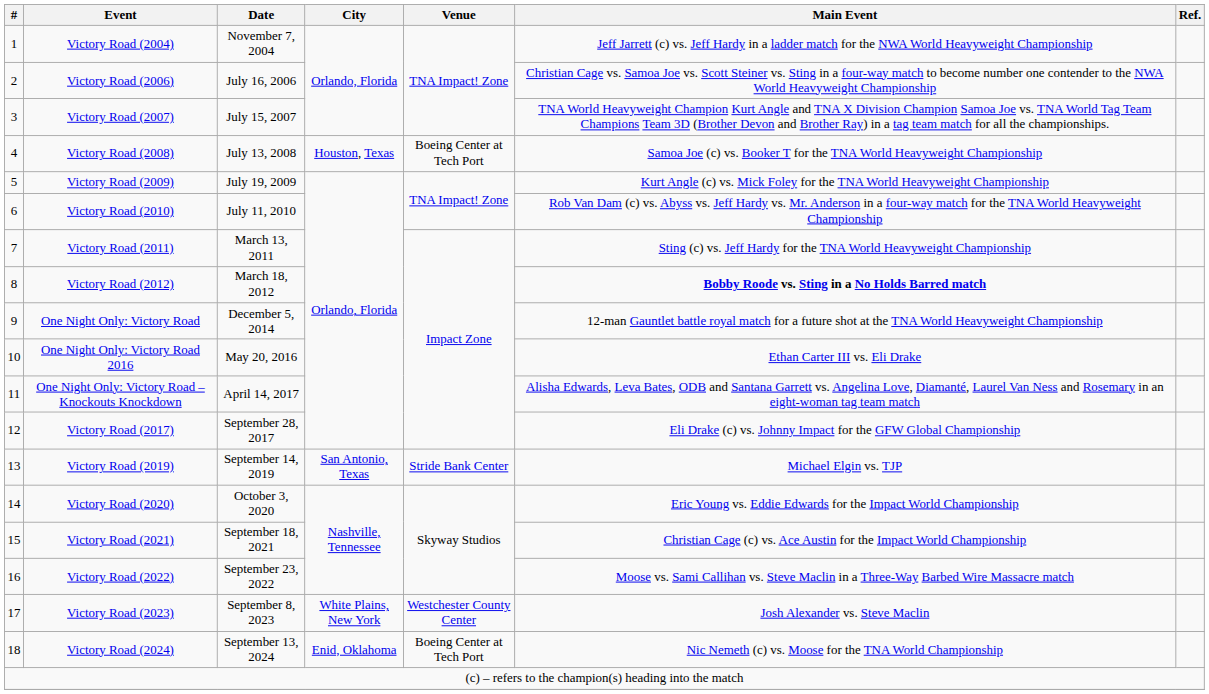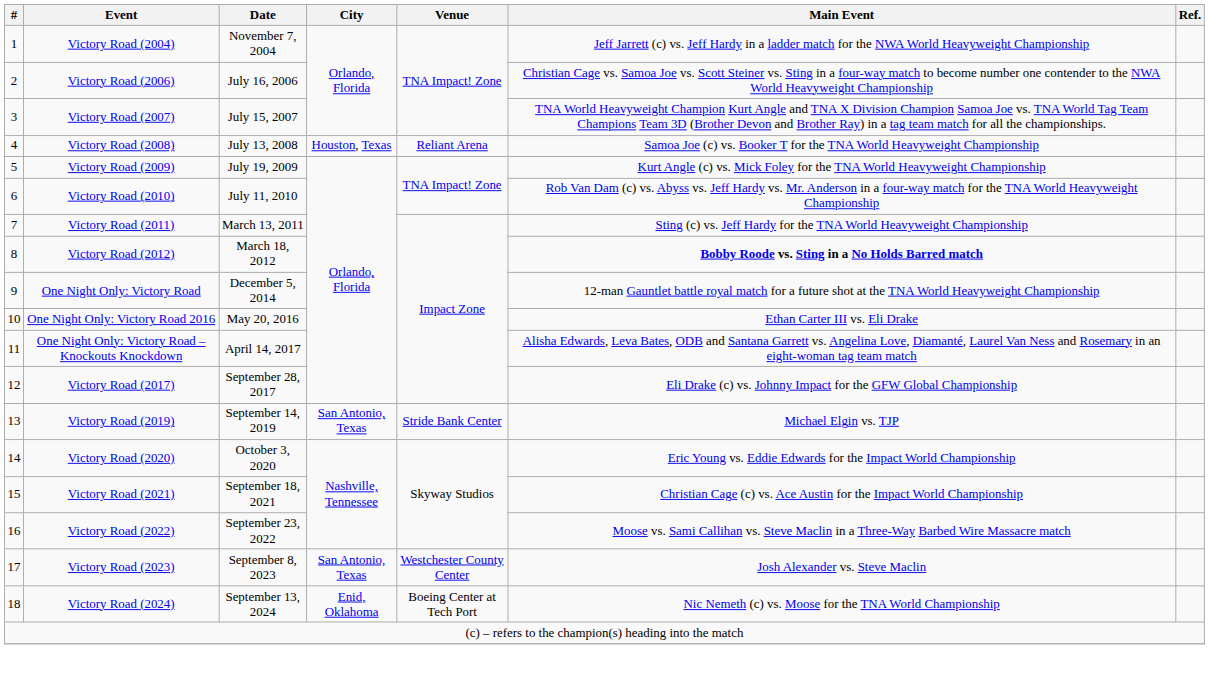(459, 153) Boeing Center at Tech Port -> (452, 145) Reliant Arena
(354, 612) White Plains, New York -> (352, 567) San Antonio, Texas
